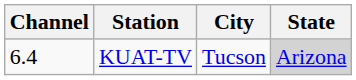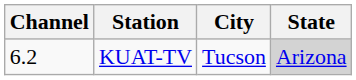(23, 56) 6.4 -> (23, 56) 6.2
